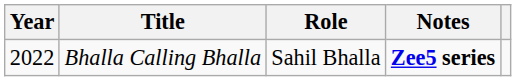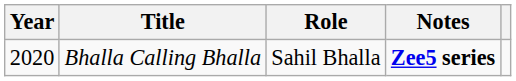(32, 57) 2022 -> (32, 57) 2020
